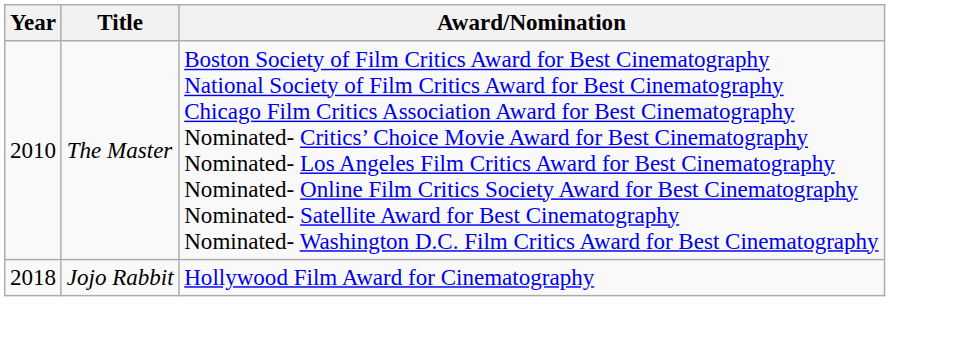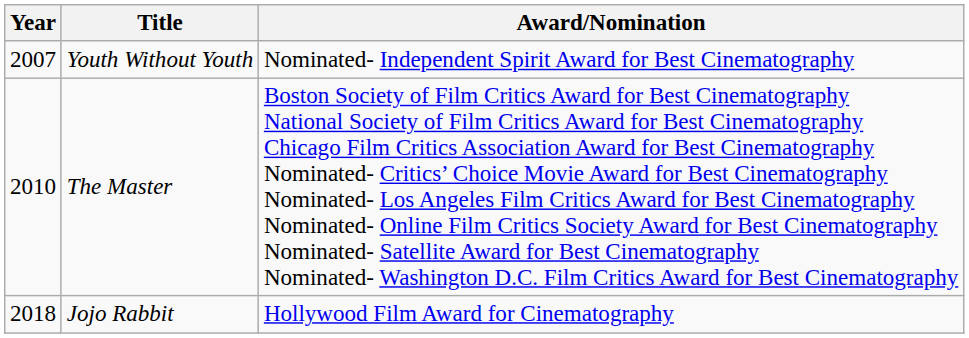+ row: (160, 59)
